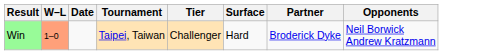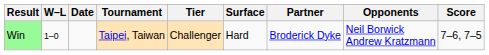+ column: (461, 12)
(51, 36) lightsalmon background -> (51, 36) no background
